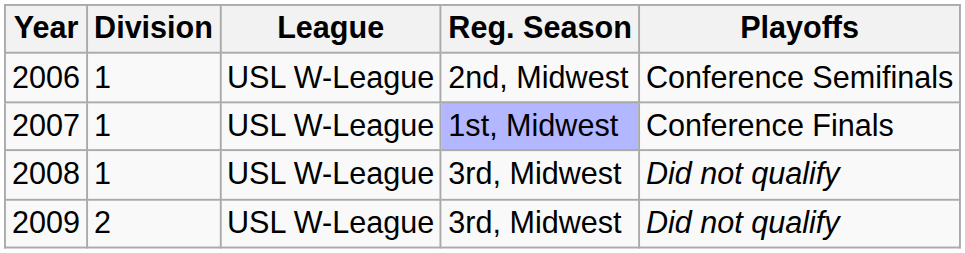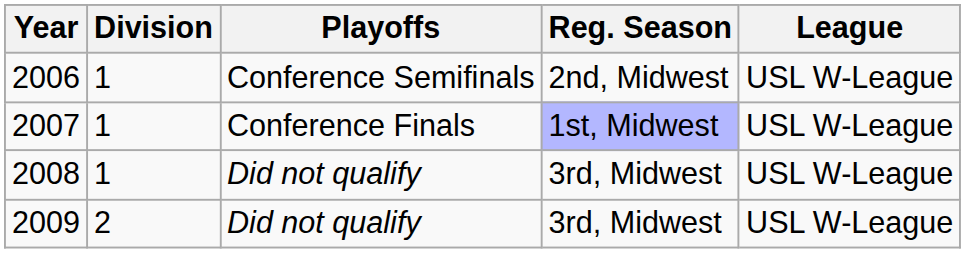columns swapped: (331, 28) <-> (800, 28)
